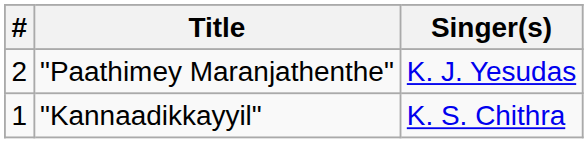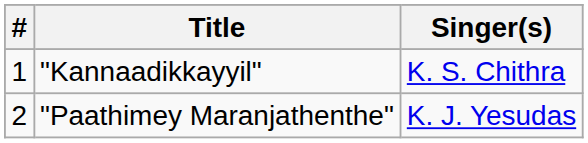rows swapped: (151, 116) <-> (217, 72)
